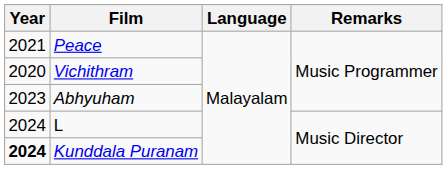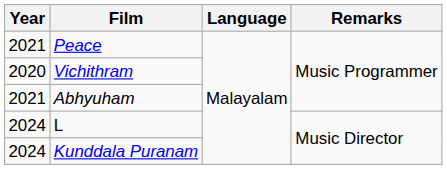(27, 98) 2023 -> (27, 98) 2021
(27, 152) bold -> (27, 152) normal
